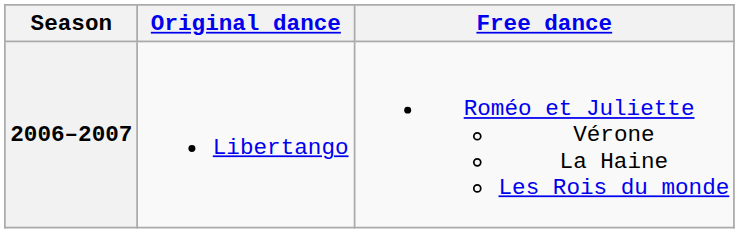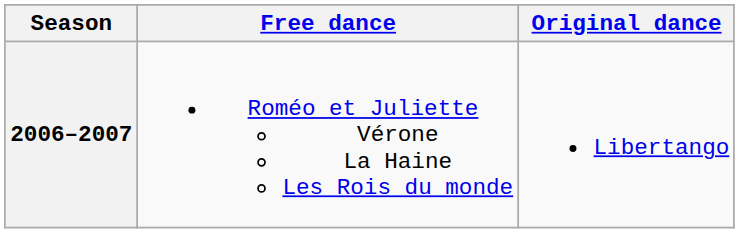columns swapped: (246, 23) <-> (544, 23)
